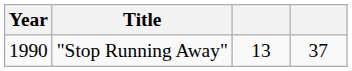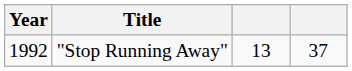(28, 50) 1990 -> (28, 50) 1992
